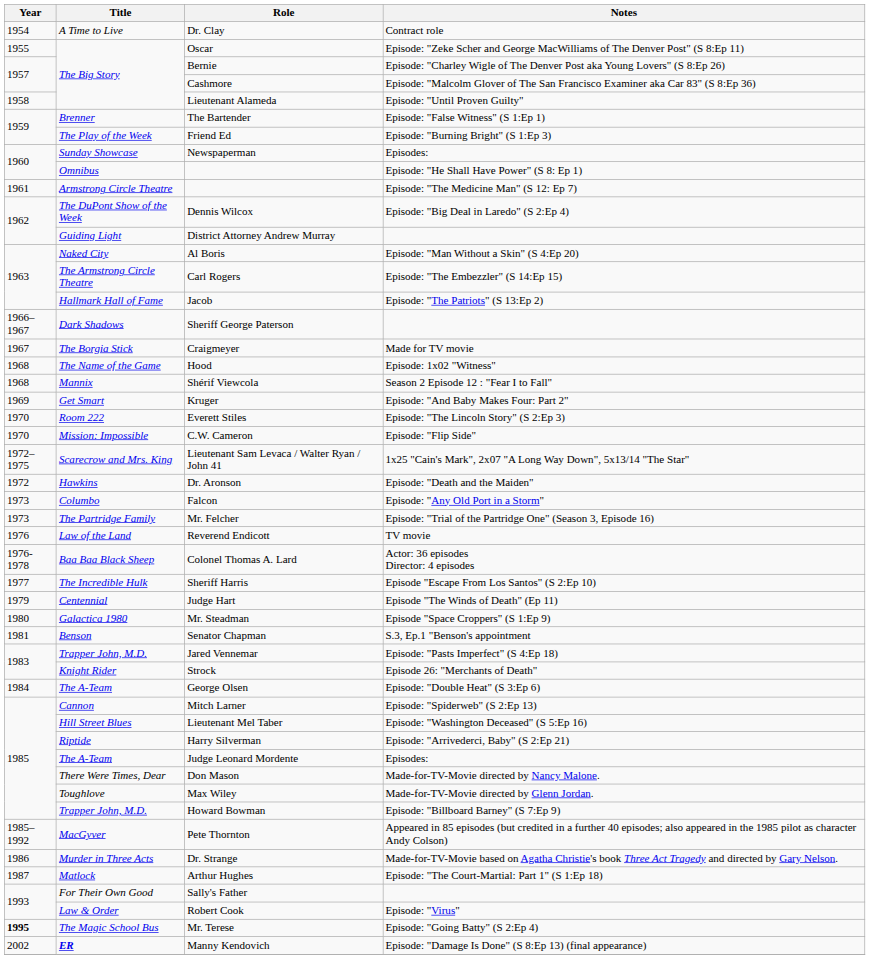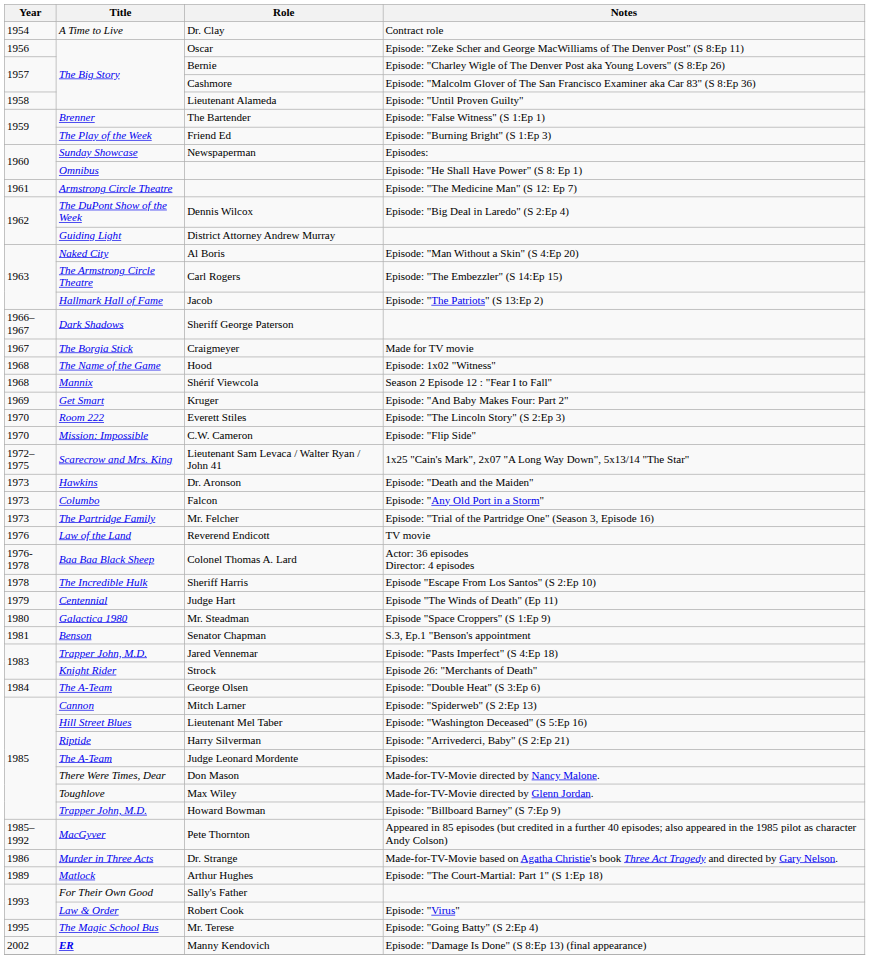(18, 48) 1955 -> (18, 48) 1956
(18, 483) 1972 -> (18, 483) 1973
(18, 583) 1977 -> (18, 583) 1978
(18, 875) 1987 -> (18, 875) 1989
(18, 928) bold -> (18, 928) normal
